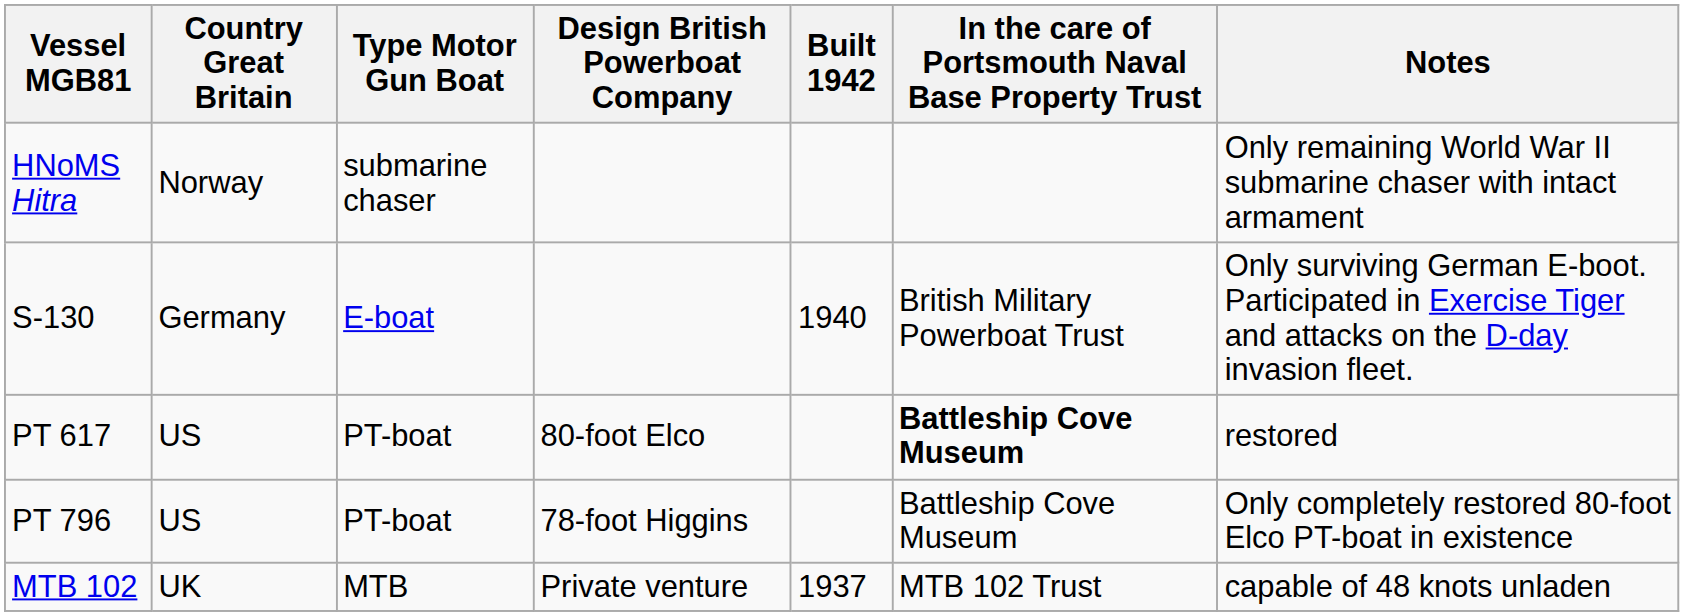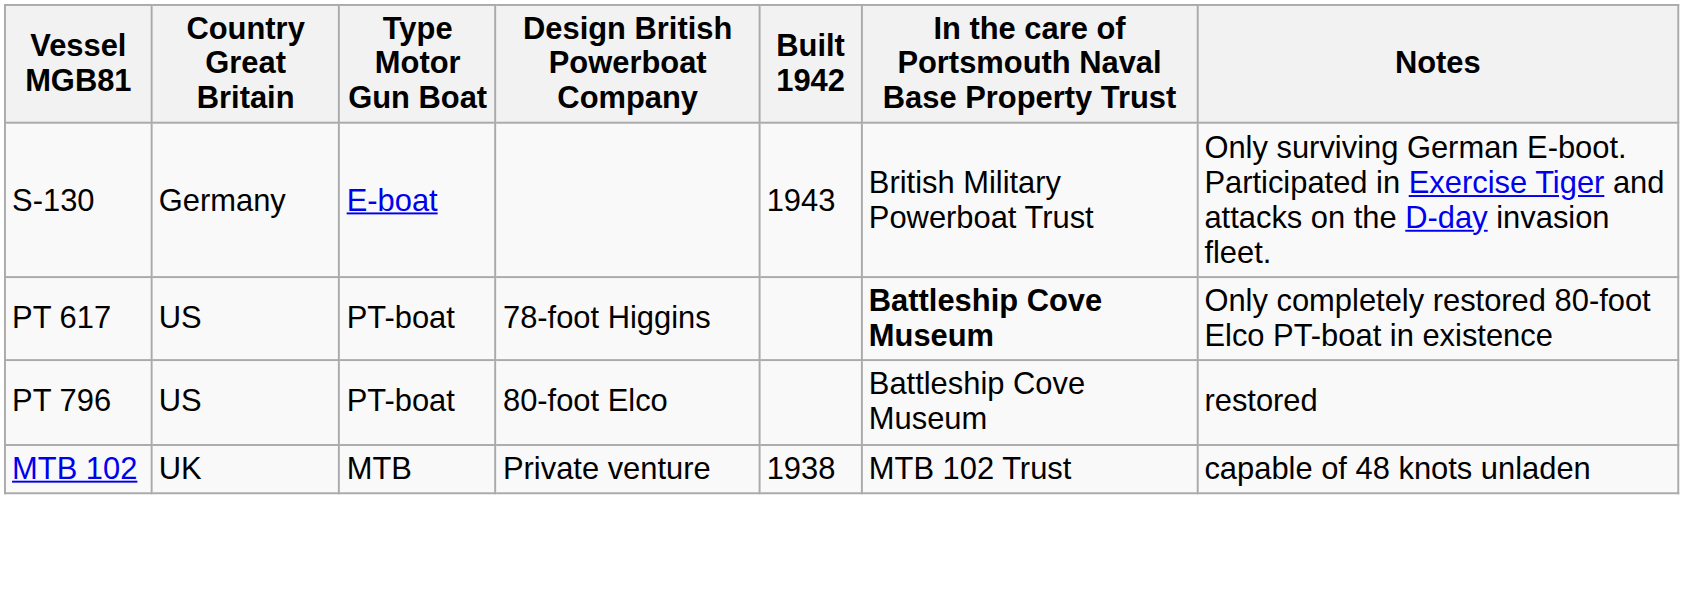- row: (66, 182)
(832, 318) 1940 -> (801, 199) 1943
(623, 436) 80-foot Elco -> (607, 318) 78-foot Higgins
(1281, 436) restored -> (1428, 318) Only completely restored 80-foot Elco PT-boat in existence
(644, 520) 78-foot Higgins -> (585, 401) 80-foot Elco
(1448, 520) Only completely restored 80-foot Elco PT-boat in existence -> (1261, 401) restored
(832, 586) 1937 -> (801, 468) 1938
